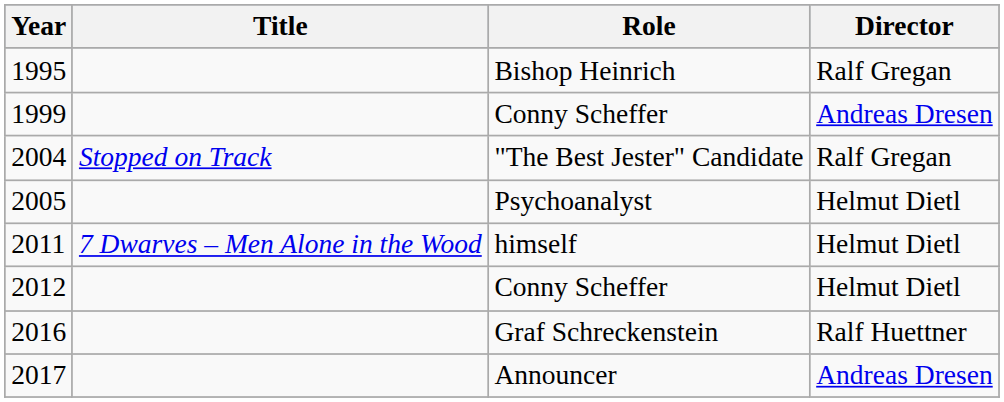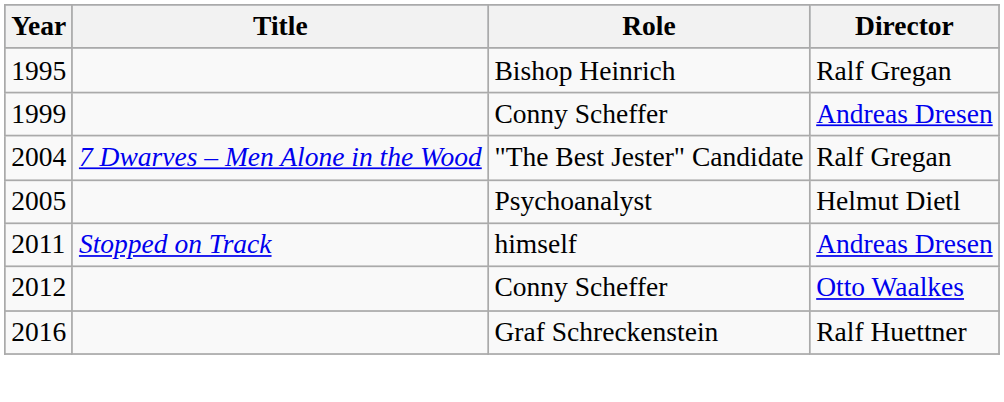(175, 157) Stopped on Track -> (280, 157) 7 Dwarves – Men Alone in the Wood
(280, 244) 7 Dwarves – Men Alone in the Wood -> (175, 244) Stopped on Track
(888, 244) Helmut Dietl -> (904, 244) Andreas Dresen
(888, 288) Helmut Dietl -> (890, 288) Otto Waalkes
- row: (39, 375)
